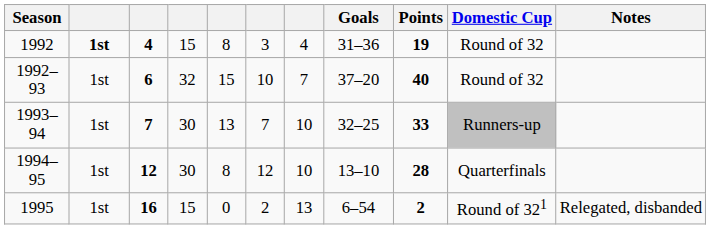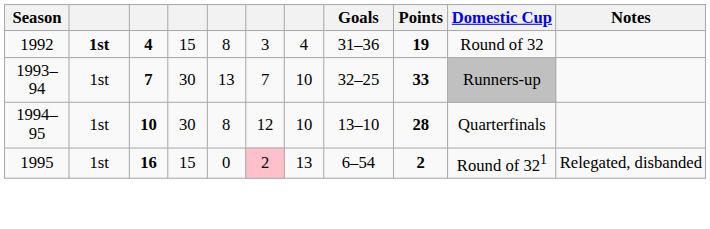- row: (37, 79)
(148, 170) 12 -> (148, 124) 10
(265, 208) no background -> (265, 162) pink background
